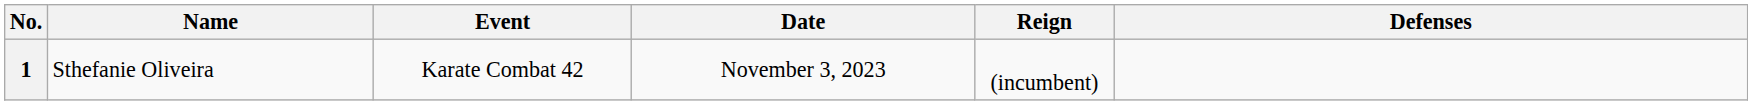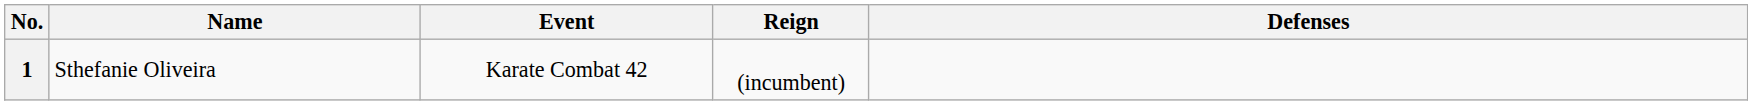- column: (803, 22)
